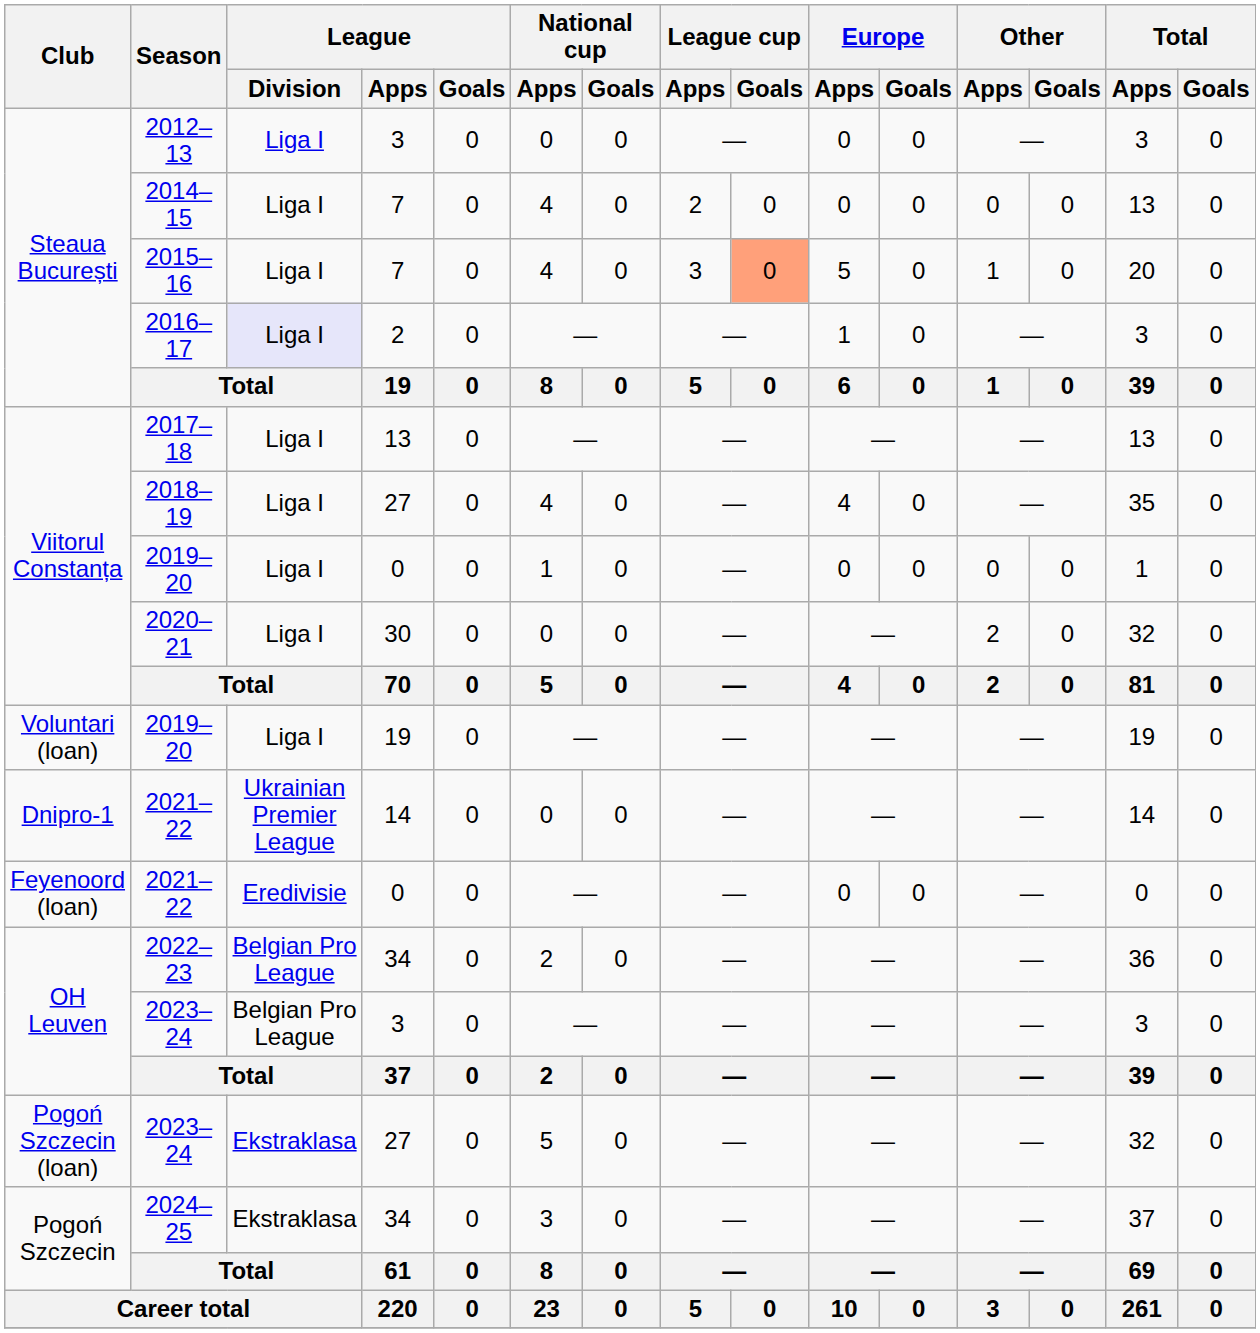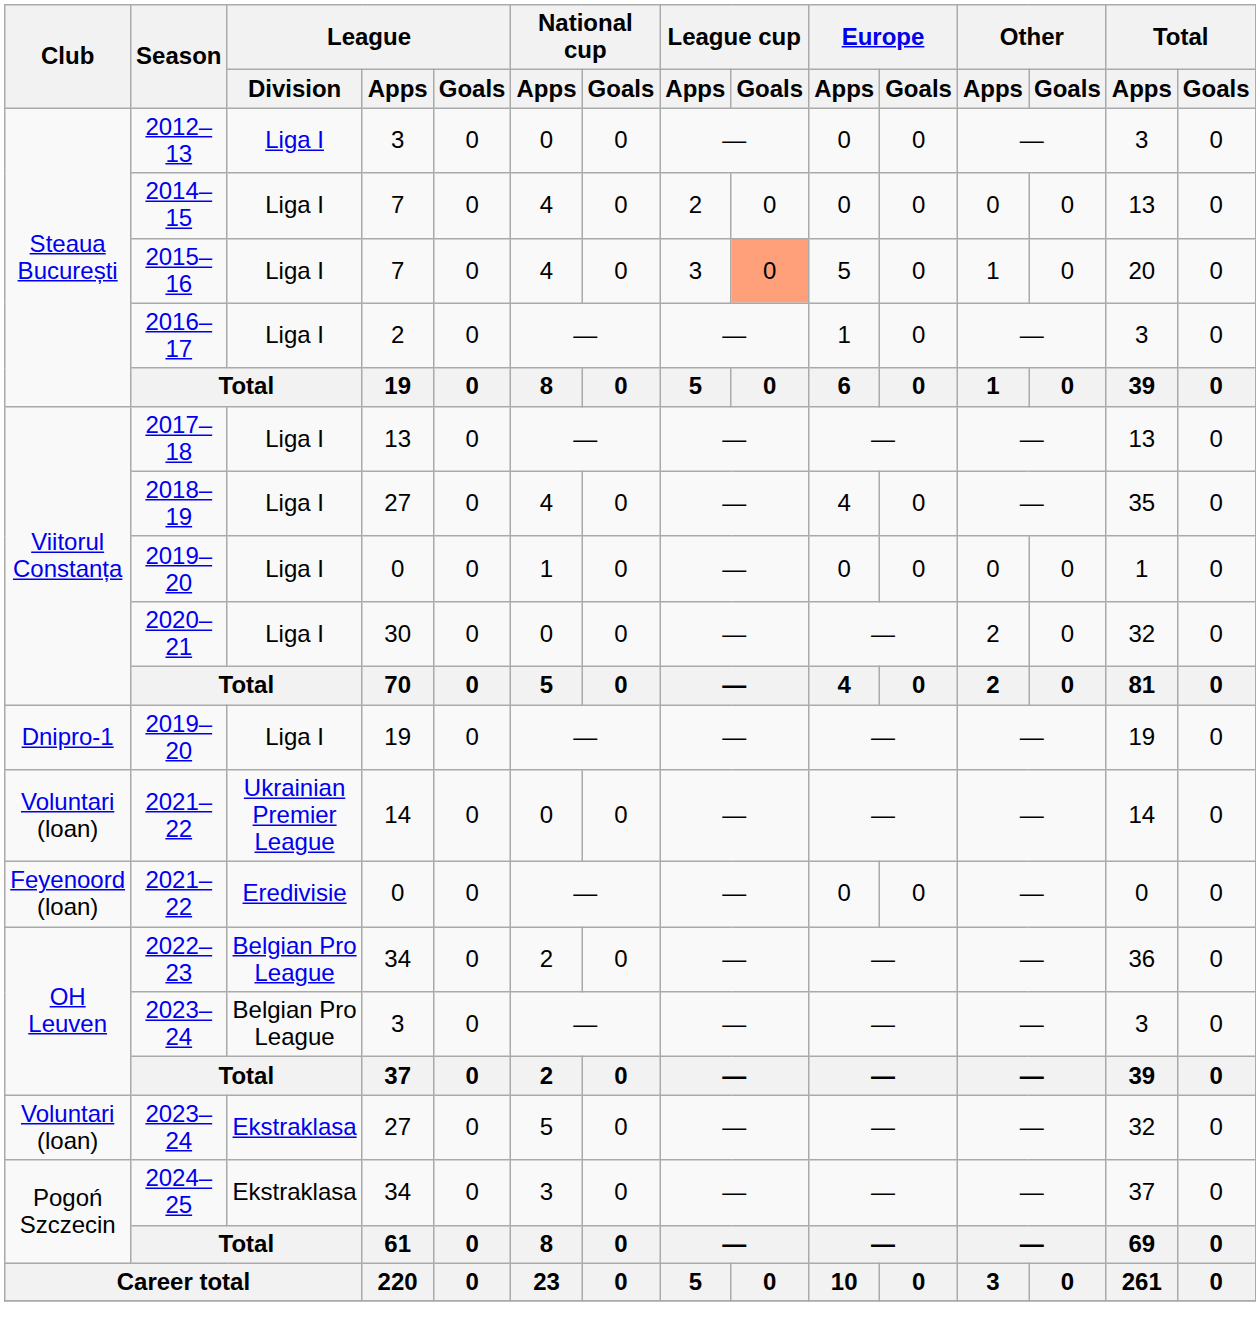(295, 335) lavender background -> (295, 335) no background
(68, 736) Voluntari (loan) -> (68, 736) Dnipro-1
(68, 815) Dnipro-1 -> (68, 815) Voluntari (loan)
(68, 1140) Pogoń Szczecin (loan) -> (68, 1127) Voluntari (loan)
